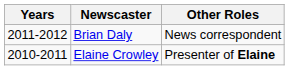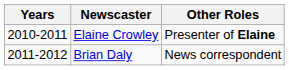rows swapped: (116, 55) <-> (103, 35)
